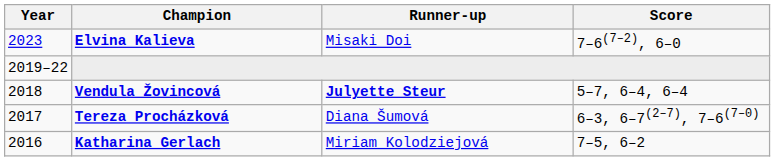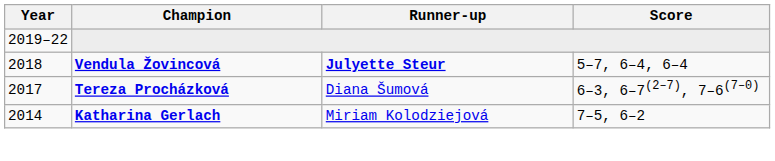- row: (135, 42)
(25, 143) 2016 -> (25, 116) 2014
